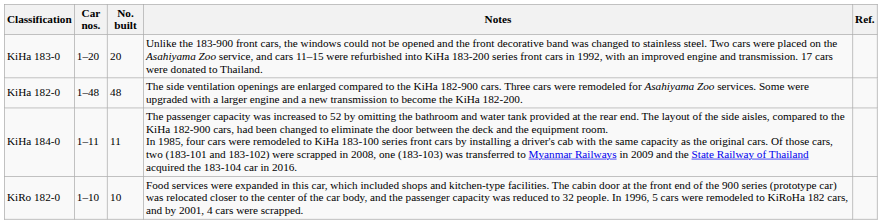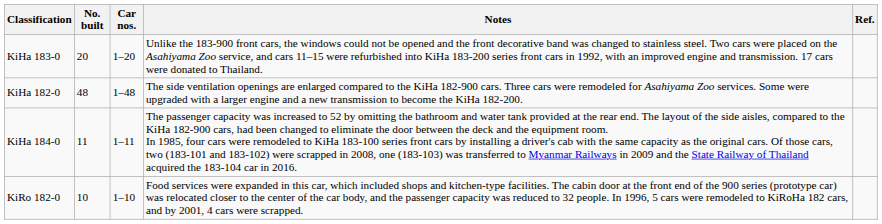columns swapped: (91, 19) <-> (125, 19)
